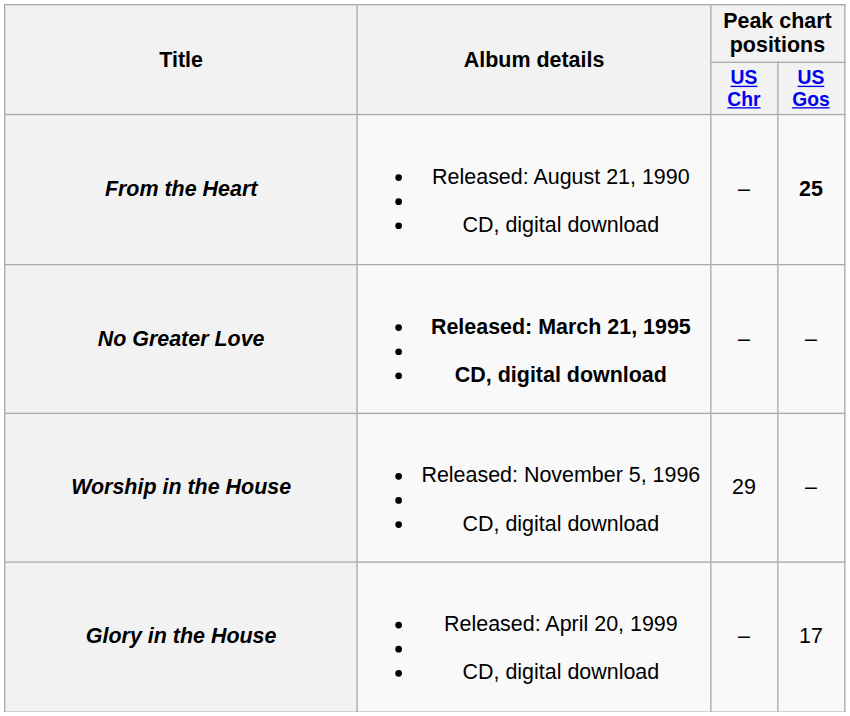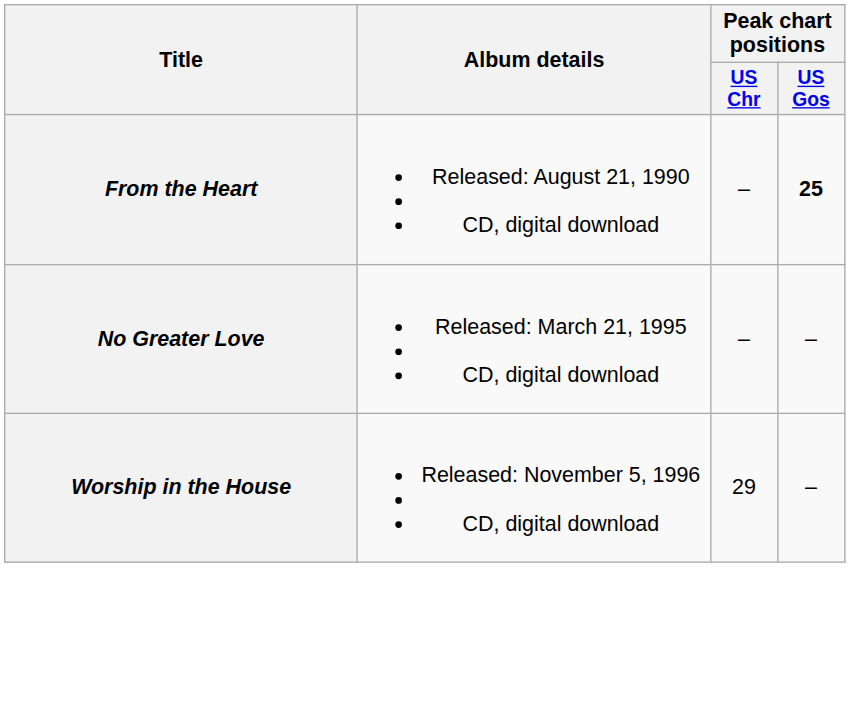(534, 351) bold -> (534, 351) normal
- row: (181, 636)
